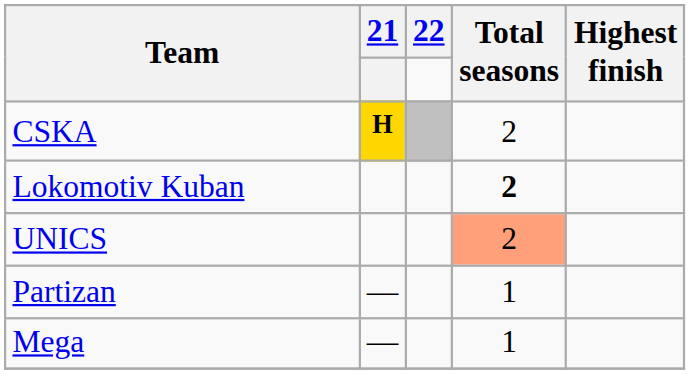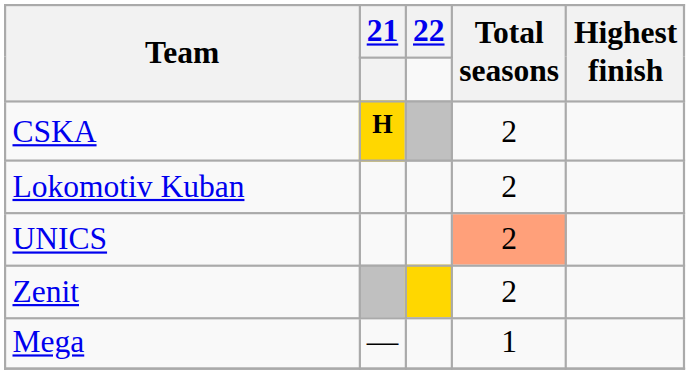(509, 187) bold -> (509, 187) normal
+ row: (46, 291)
- row: (64, 291)
